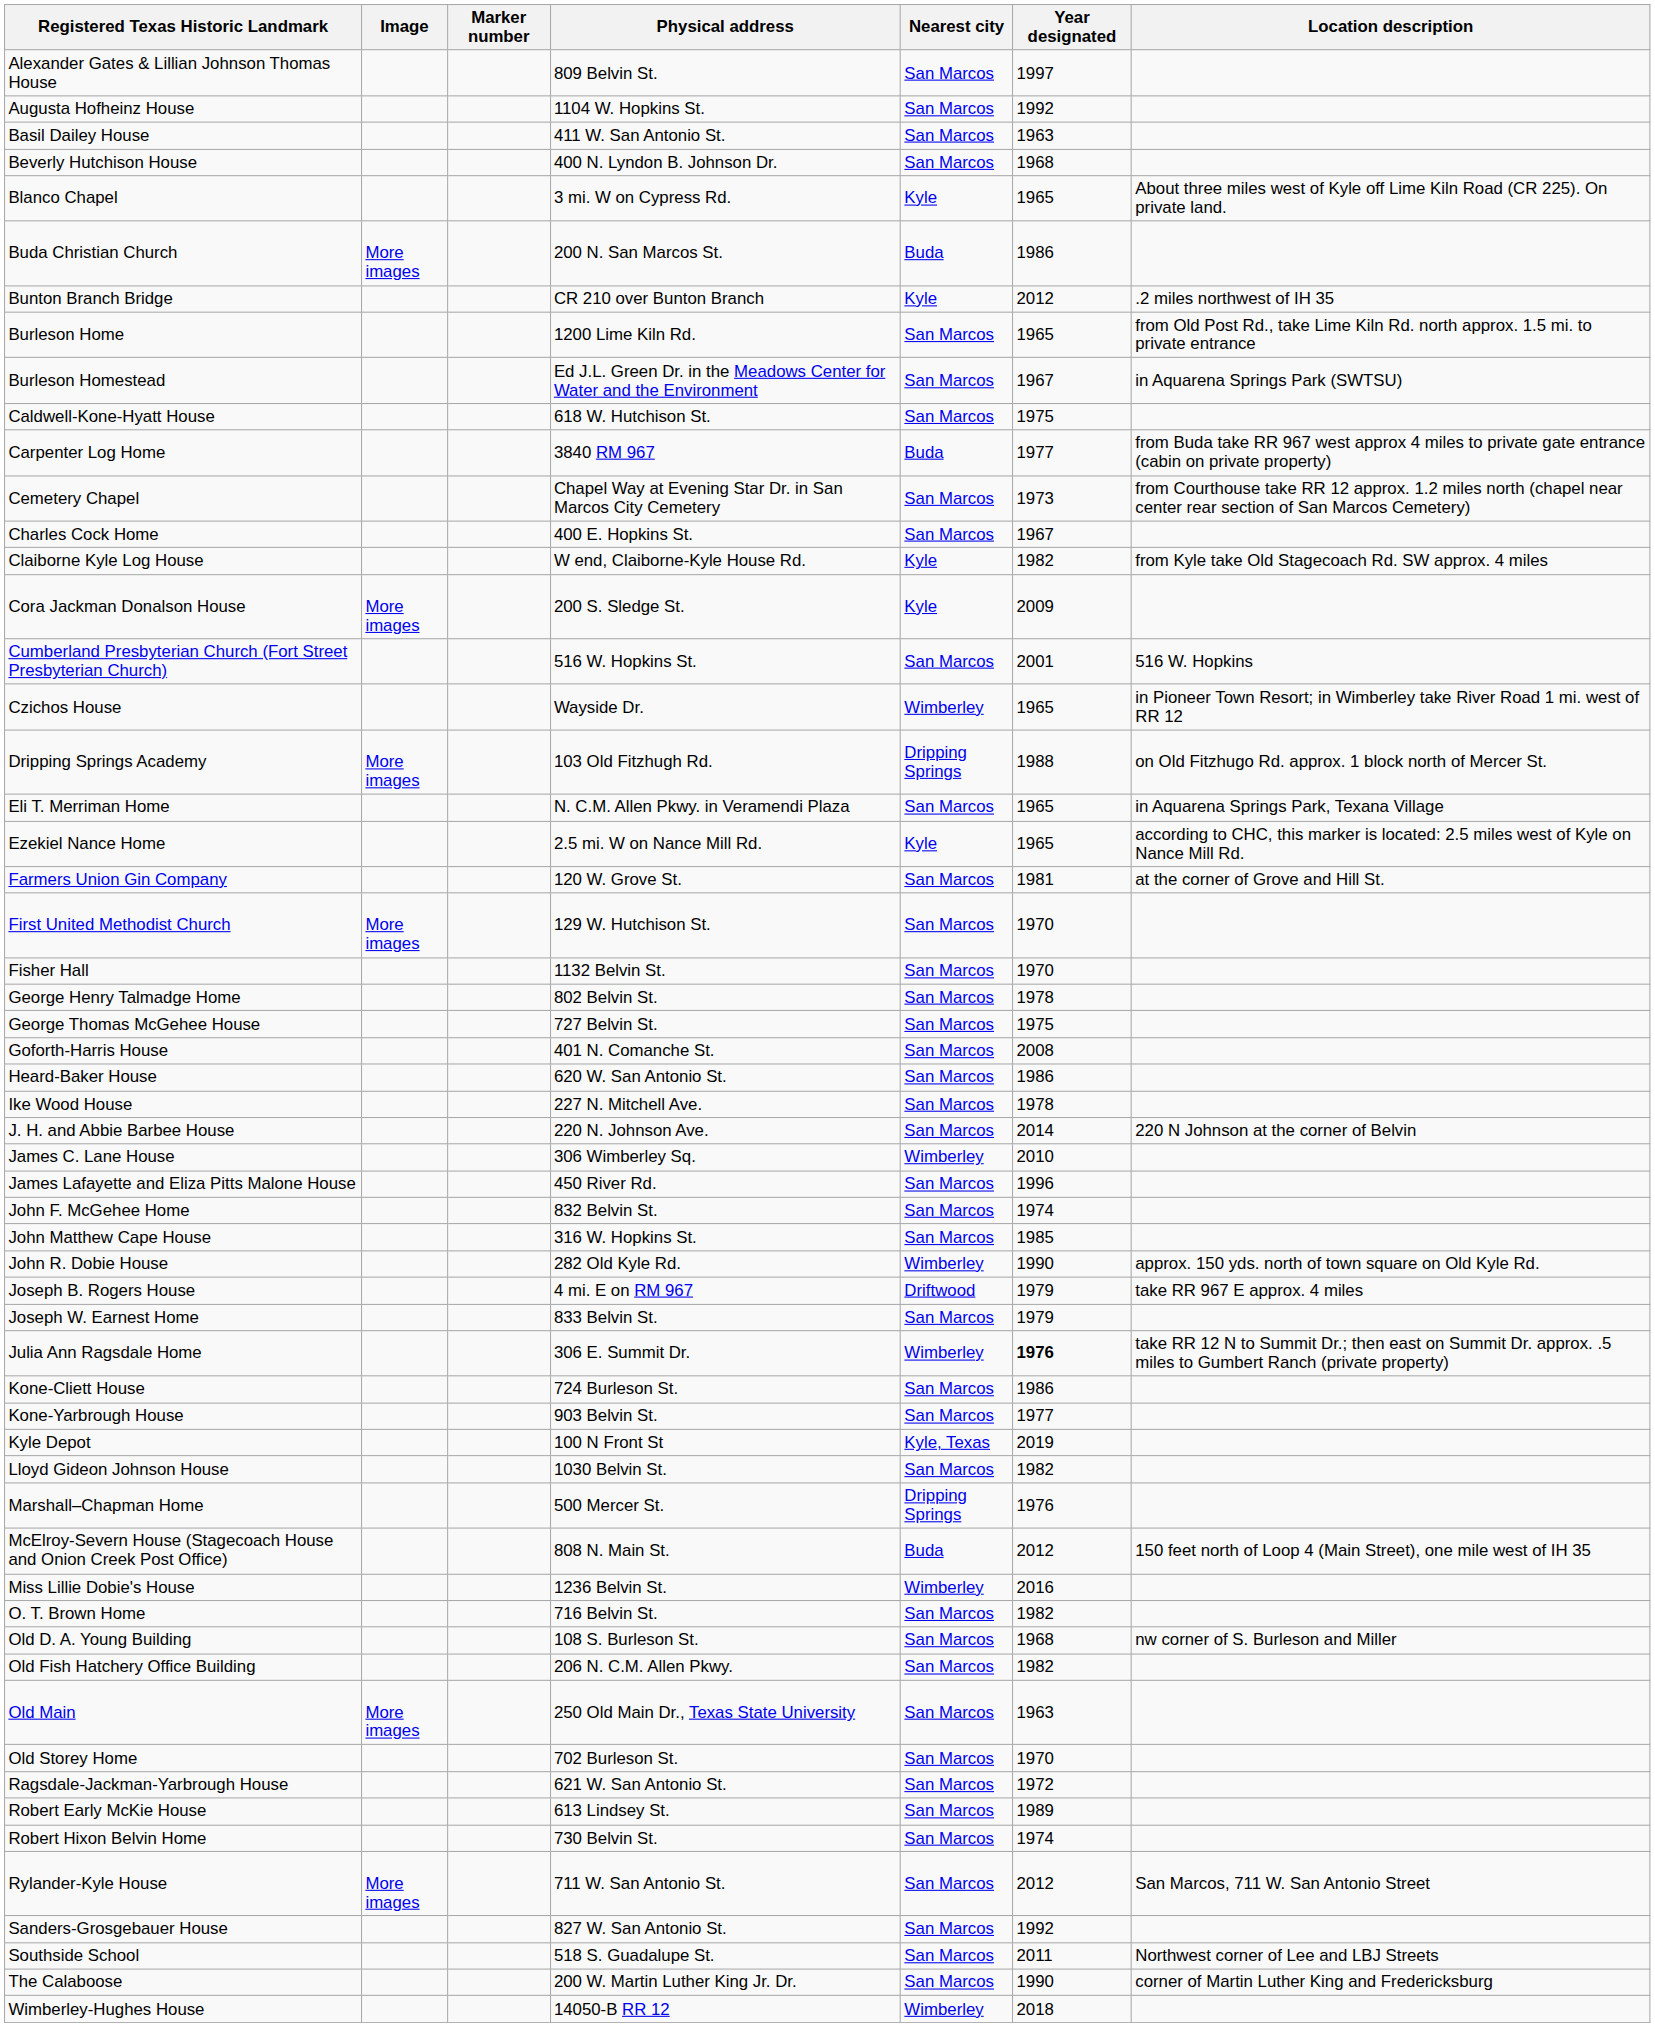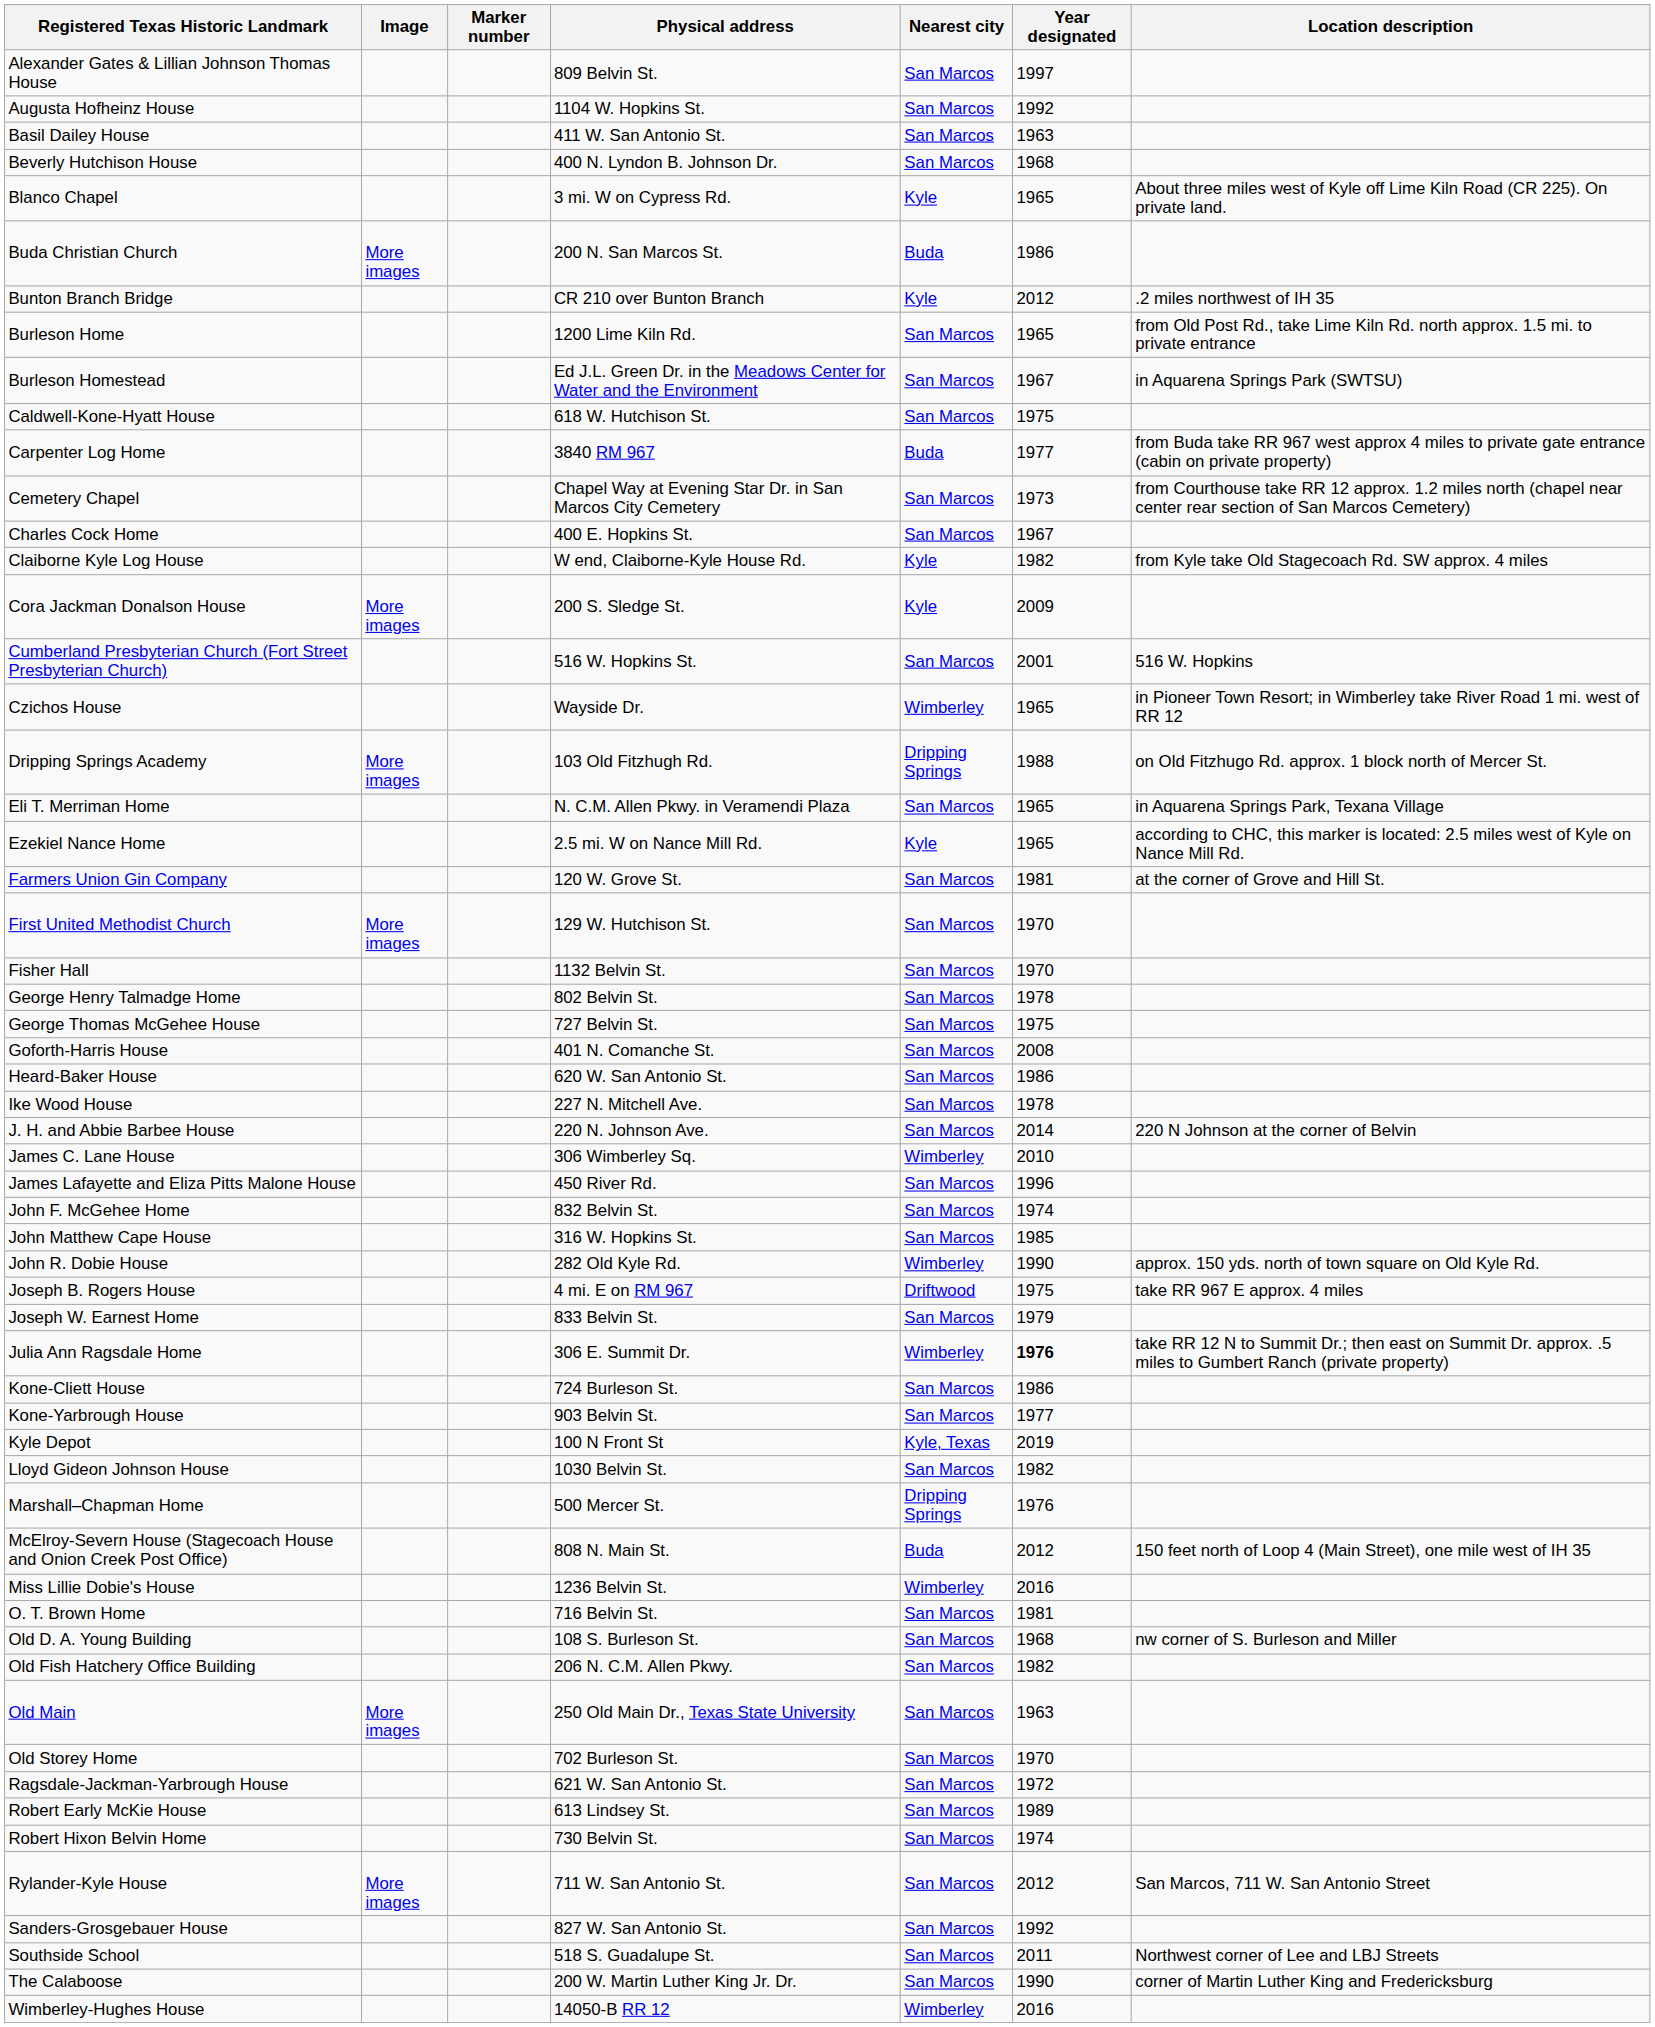(1035, 1290) 1979 -> (1035, 1290) 1975
(1035, 1613) 1982 -> (1035, 1613) 1981
(1035, 2009) 2018 -> (1035, 2009) 2016
